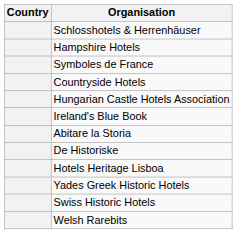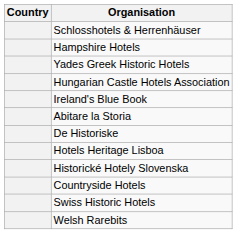- row: (103, 64)
rows swapped: (121, 185) <-> (100, 82)
+ row: (121, 168)
